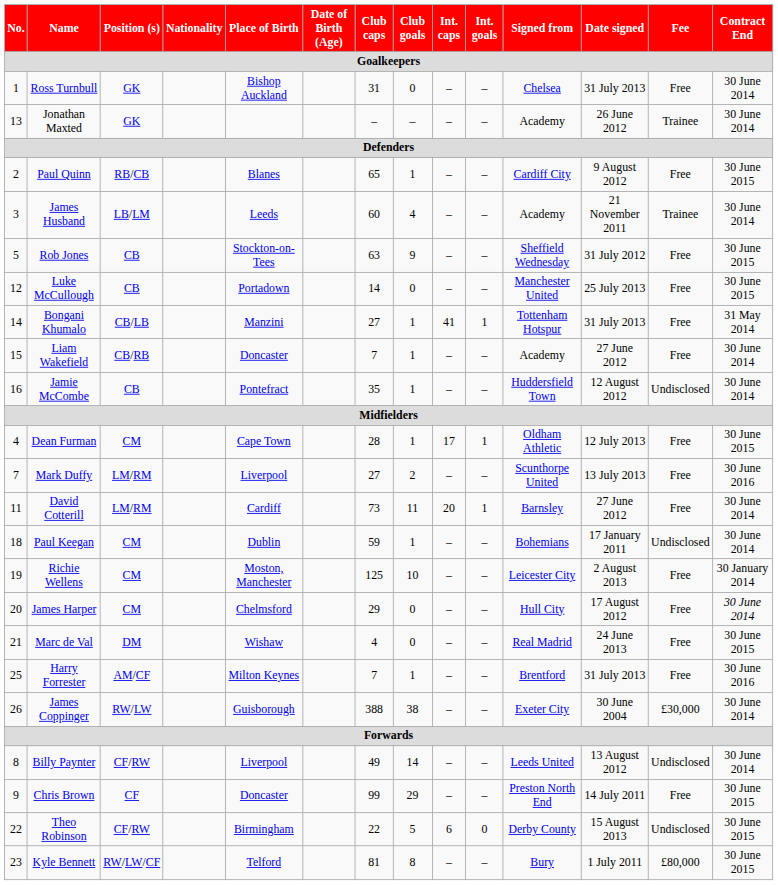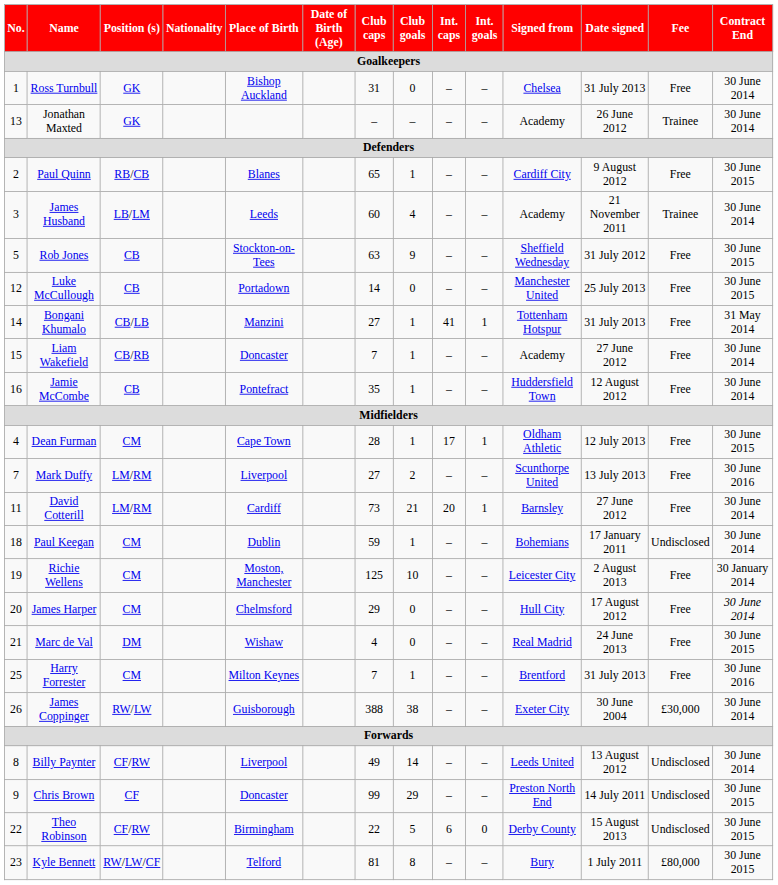(680, 388) Undisclosed -> (680, 388) Free
(413, 508) 11 -> (413, 508) 21
(132, 675) AM/CF -> (132, 675) CM
(680, 795) Free -> (680, 795) Undisclosed
